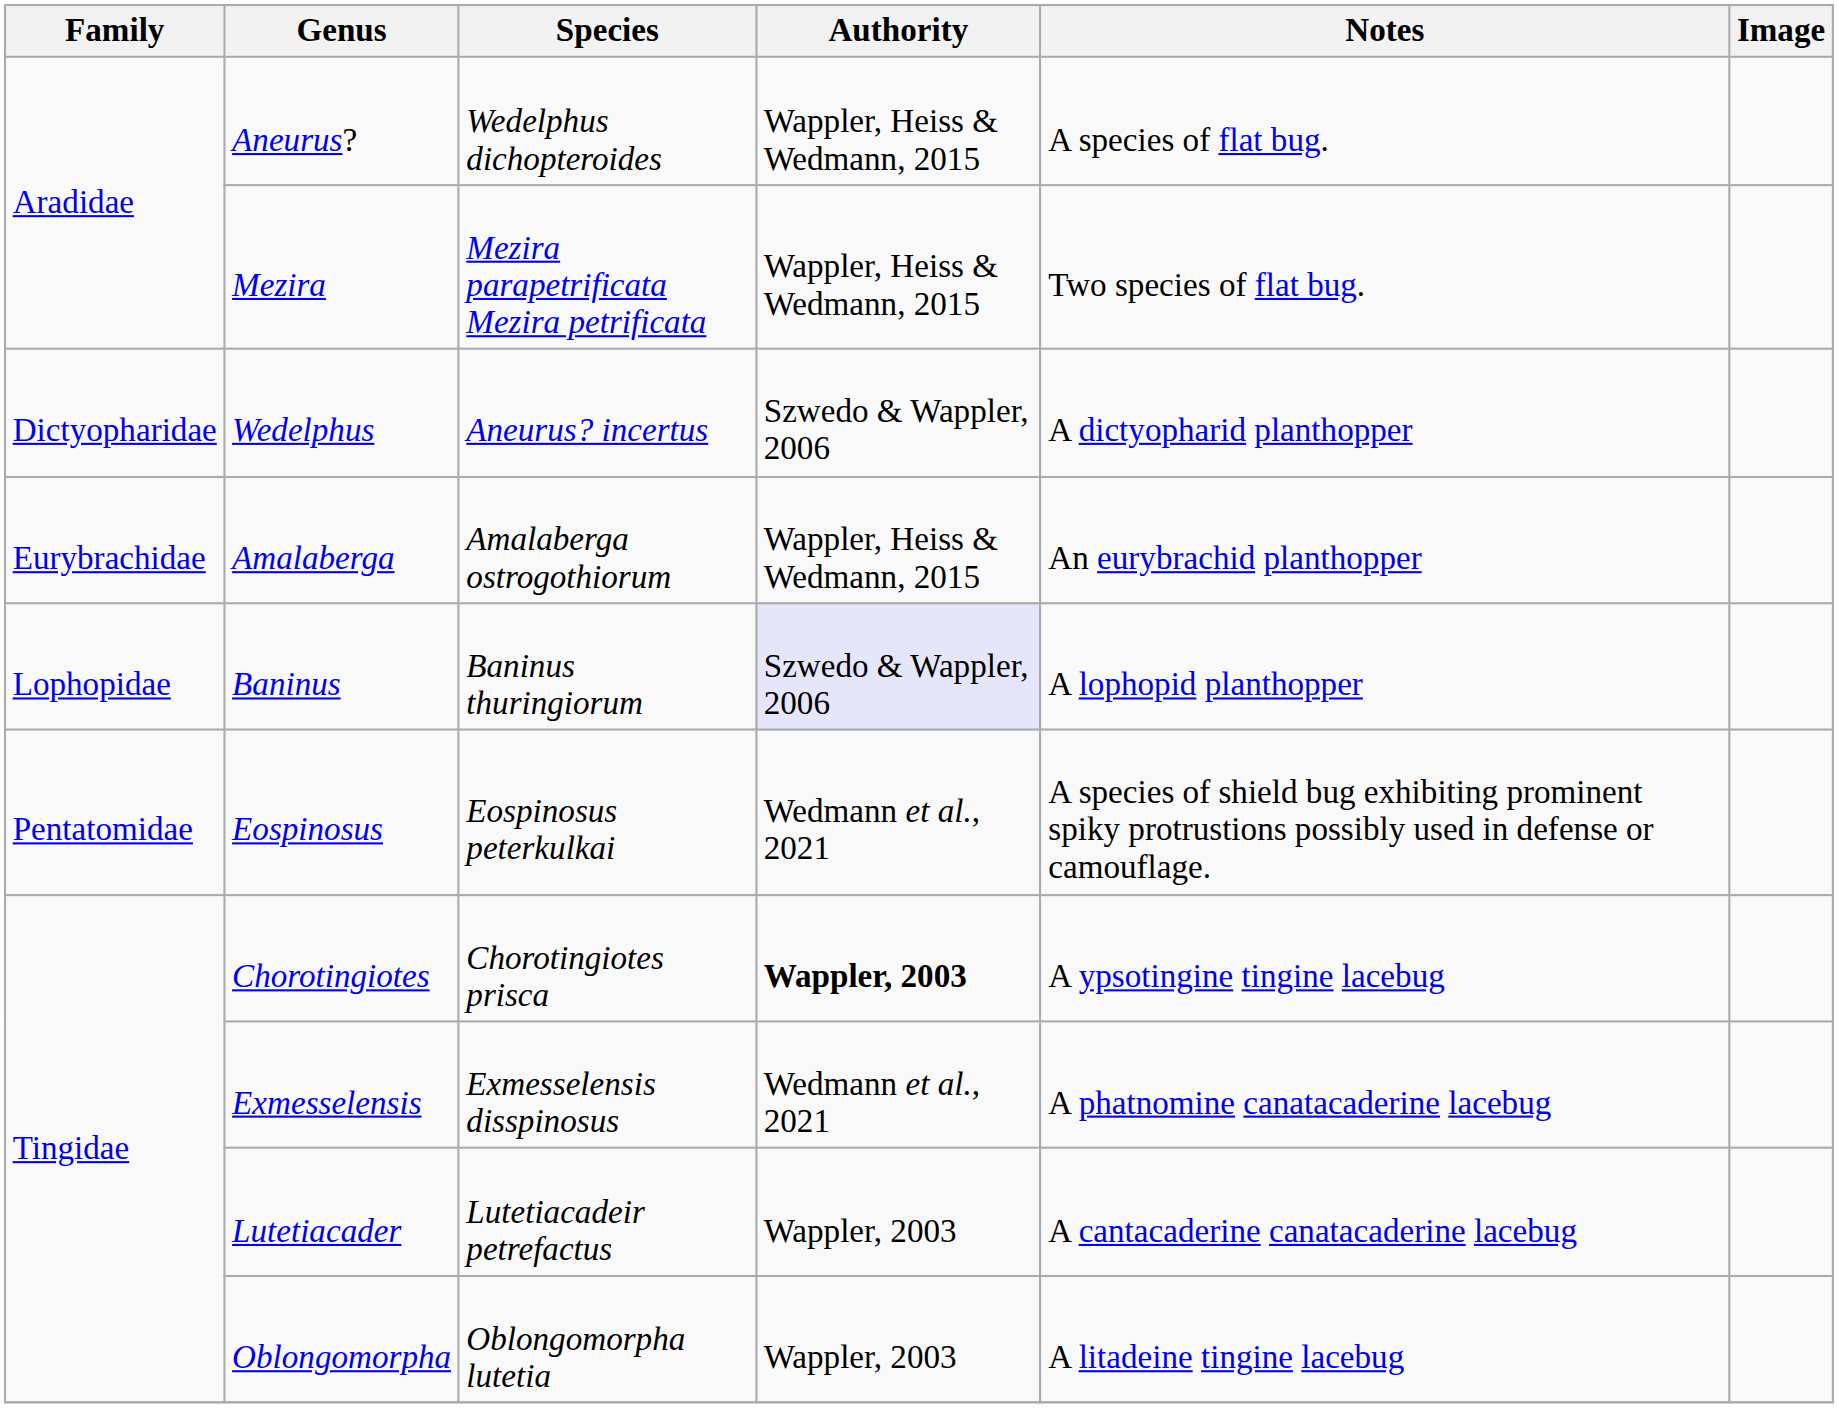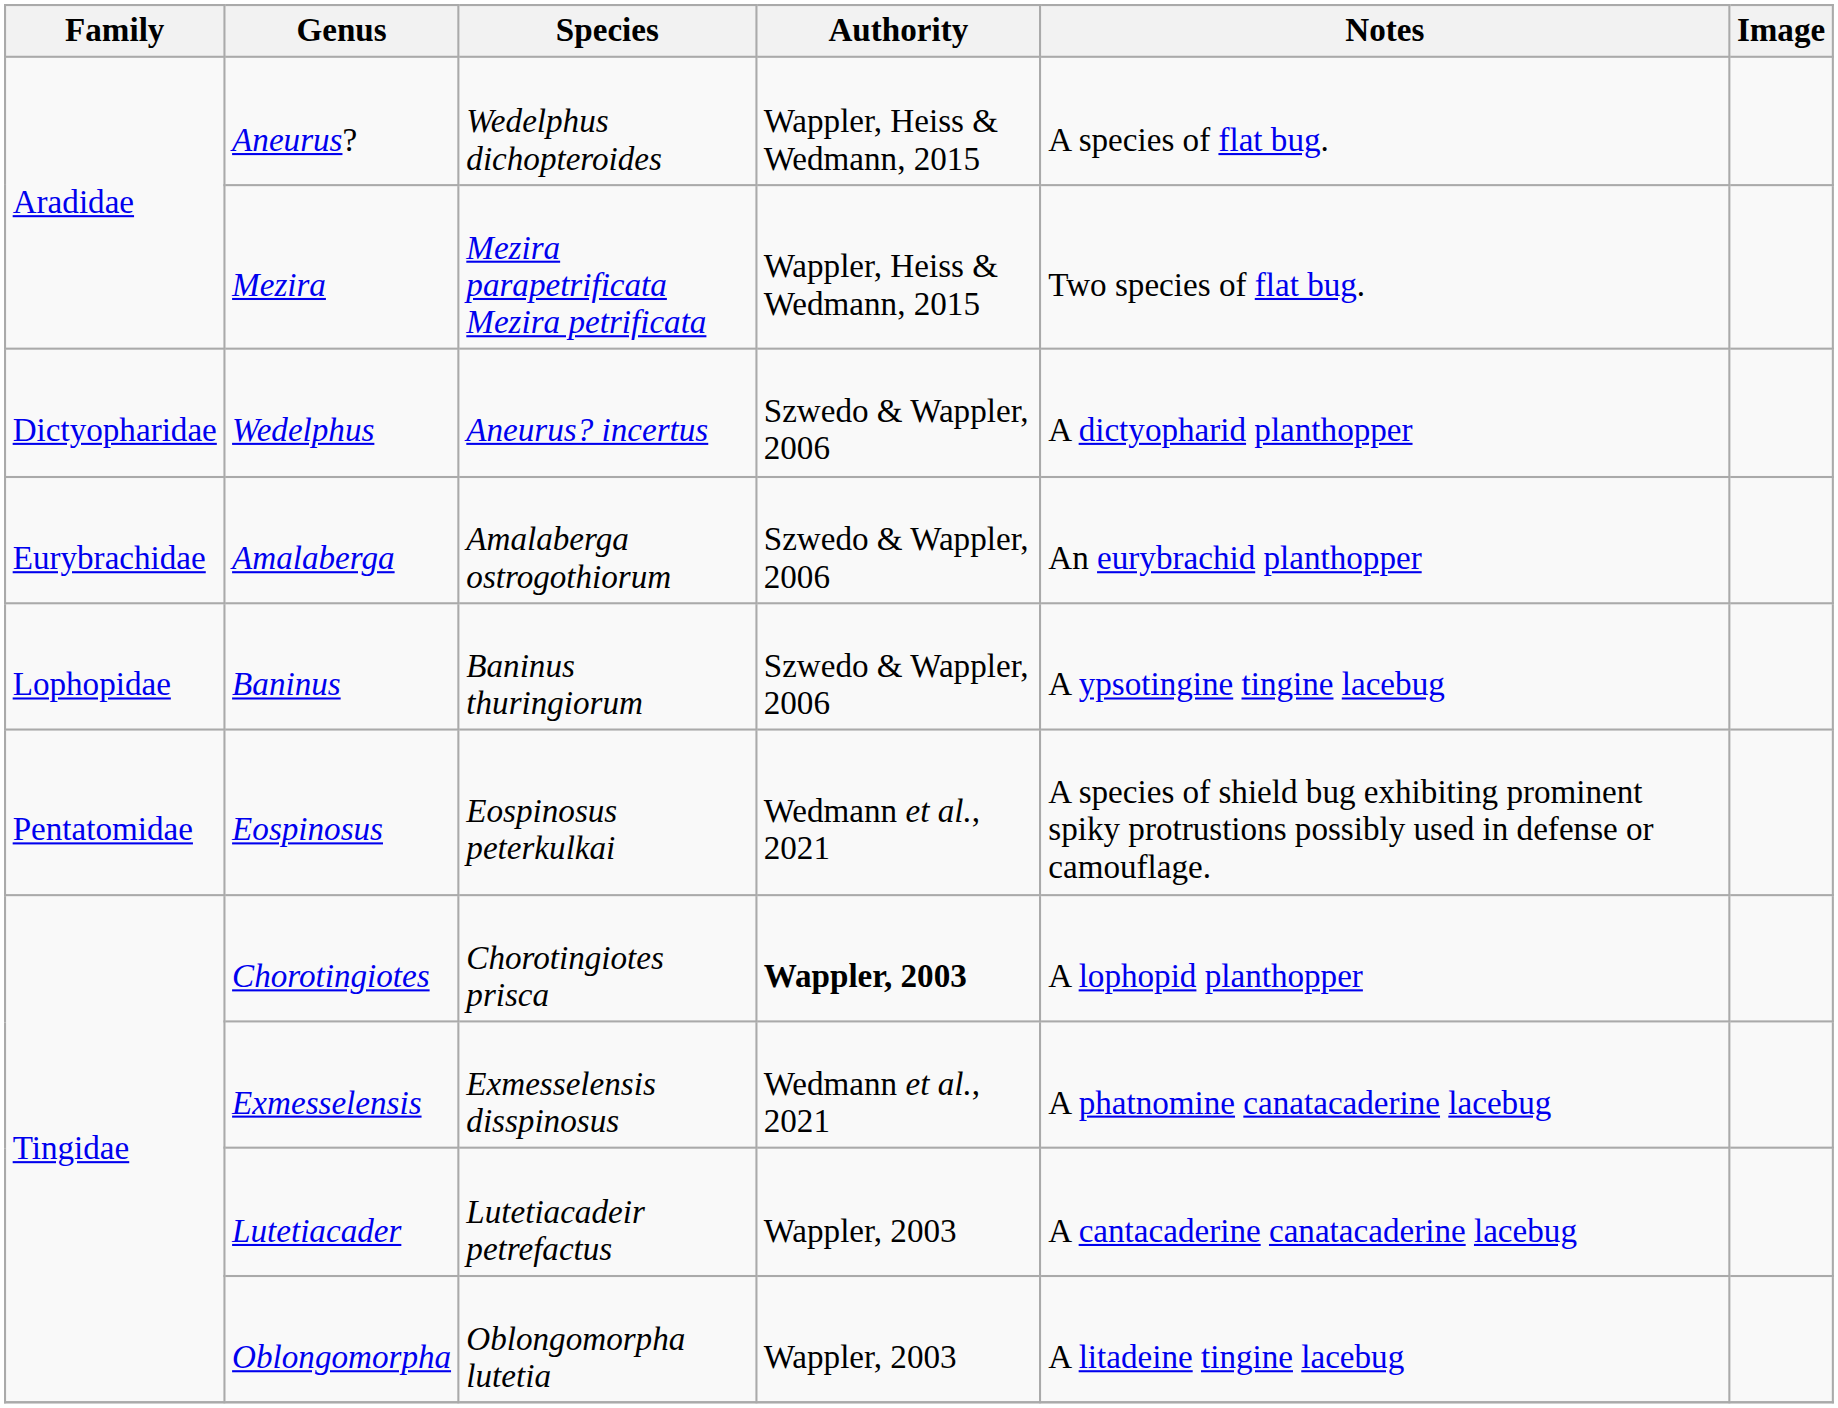(881, 557) Wappler, Heiss & Wedmann, 2015 -> (896, 557) Szwedo & Wappler, 2006
(896, 684) lavender background -> (896, 684) no background
(1206, 684) A lophopid planthopper -> (1247, 684) A ypsotingine tingine lacebug
(1247, 975) A ypsotingine tingine lacebug -> (1206, 975) A lophopid planthopper
